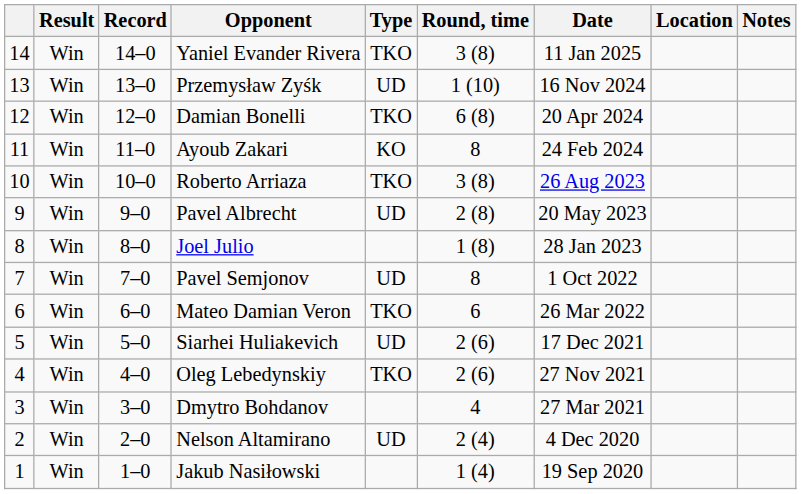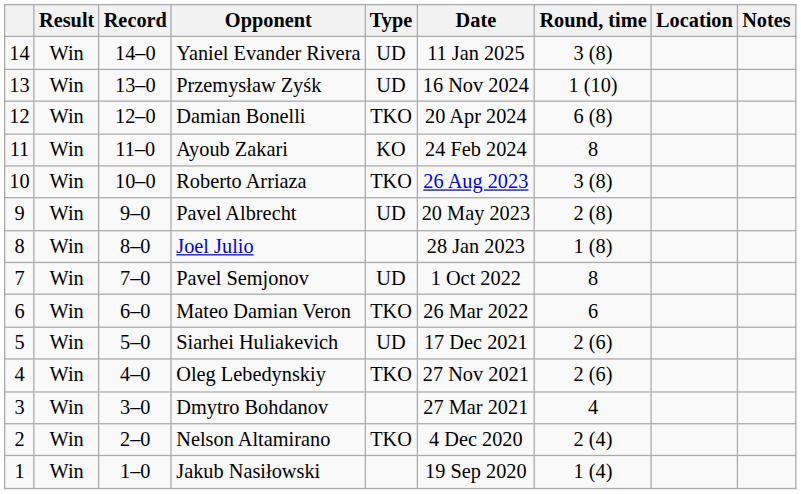columns swapped: (475, 20) <-> (592, 20)
(391, 52) TKO -> (391, 52) UD
(391, 439) UD -> (391, 439) TKO
